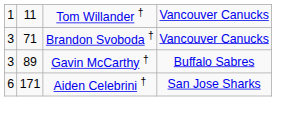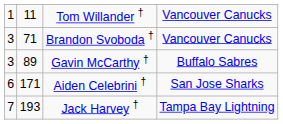+ row: (100, 107)
